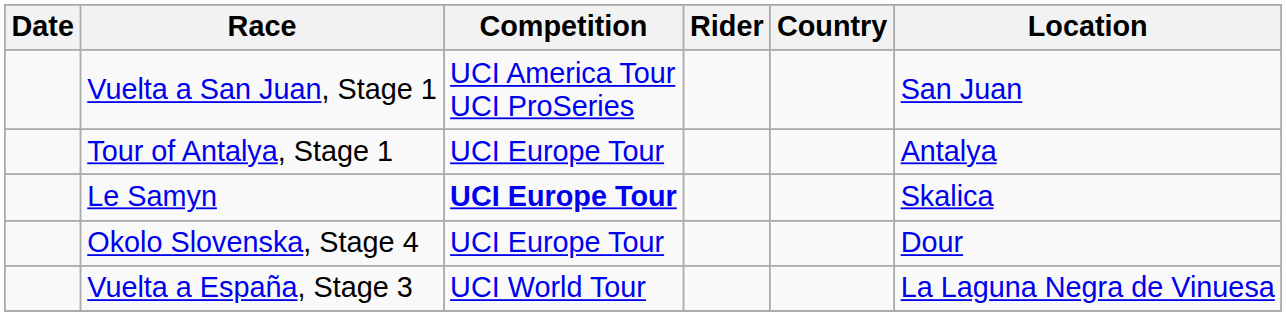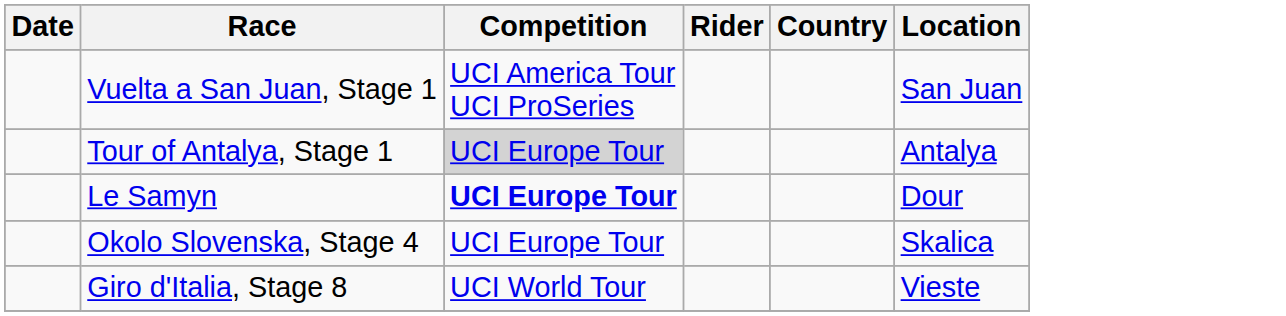(557, 151) no background -> (557, 151) lightgrey background
(947, 196) Skalica -> (932, 196) Dour
(932, 242) Dour -> (947, 242) Skalica
+ row: (217, 288)
- row: (250, 288)
